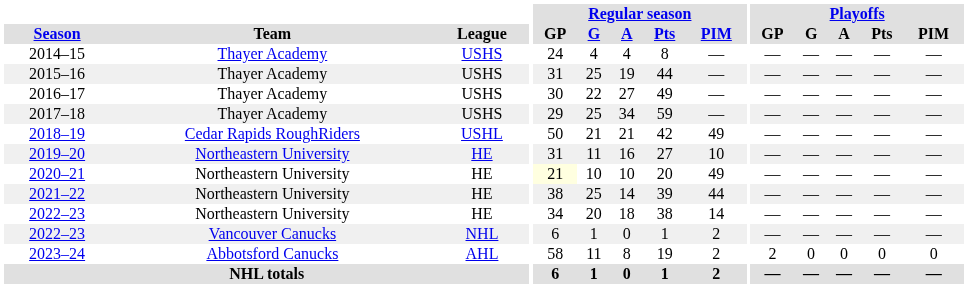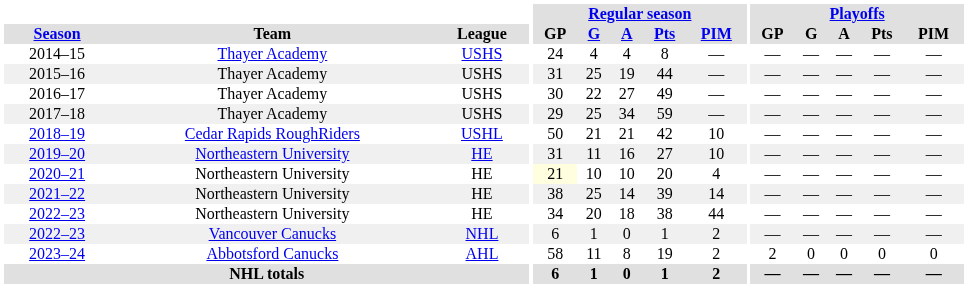(716, 134) 49 -> (716, 134) 10
(716, 174) 49 -> (716, 174) 4
(716, 194) 44 -> (716, 194) 14
(716, 214) 14 -> (716, 214) 44
